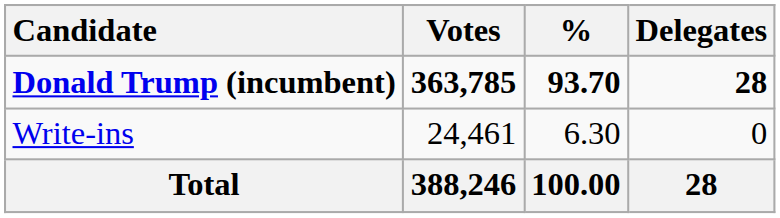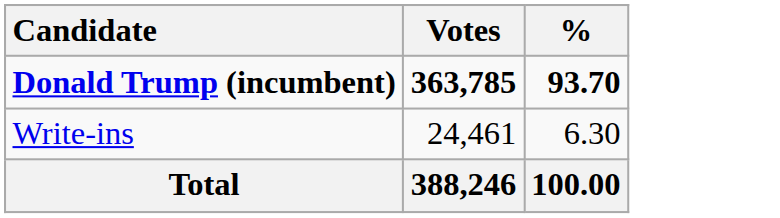- column: (701, 30)
